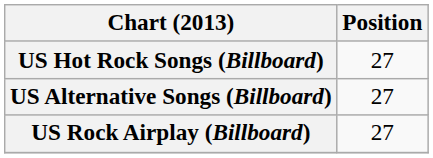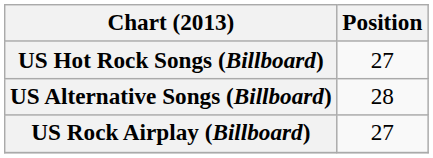(382, 96) 27 -> (382, 96) 28
